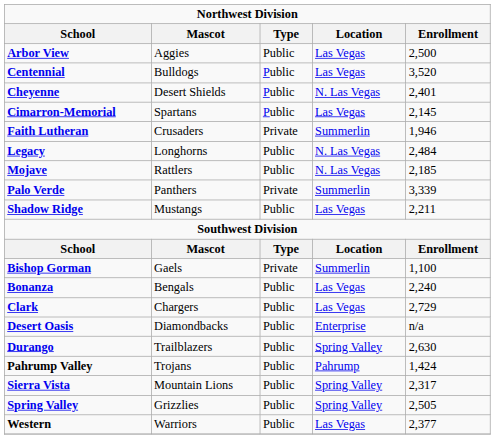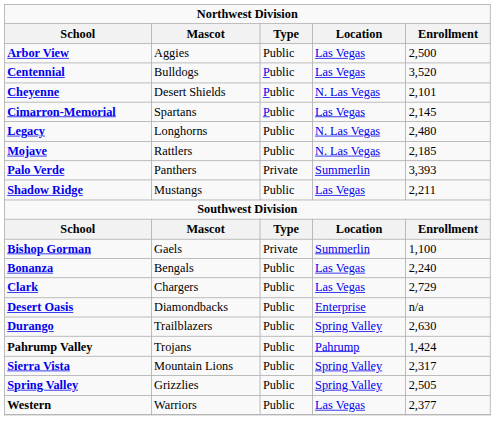(423, 92) 2,401 -> (423, 92) 2,101
- row: (48, 131)
(423, 151) 2,484 -> (423, 131) 2,480
(423, 190) 3,339 -> (423, 170) 3,393
